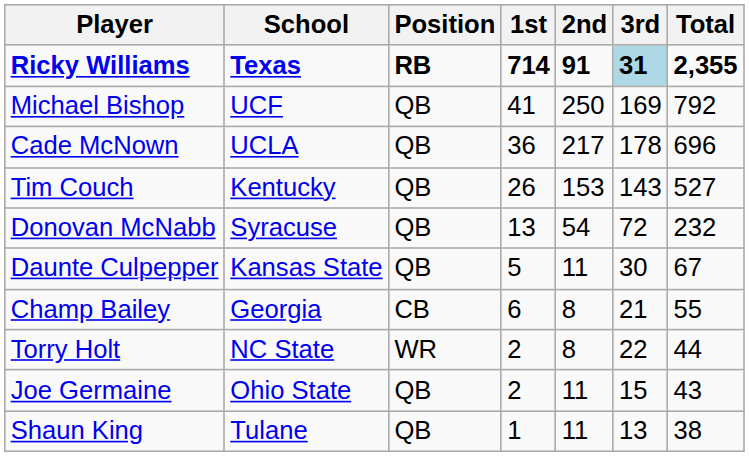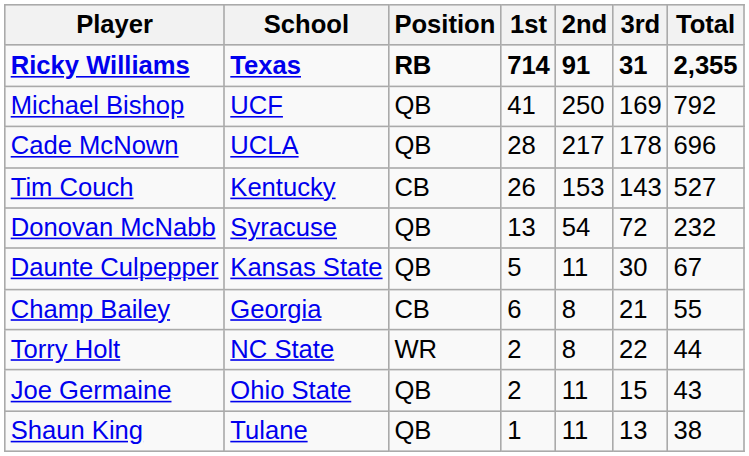(633, 65) lightblue background -> (633, 65) no background
(521, 146) 36 -> (521, 146) 28
(413, 187) QB -> (412, 187) CB
